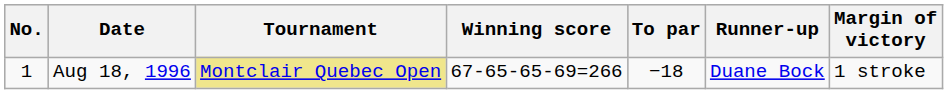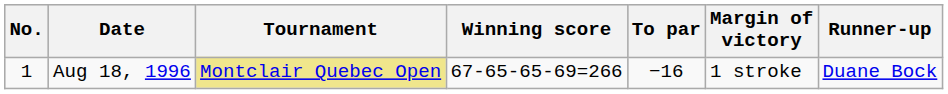columns swapped: (886, 31) <-> (767, 31)
(666, 73) −18 -> (666, 73) −16
